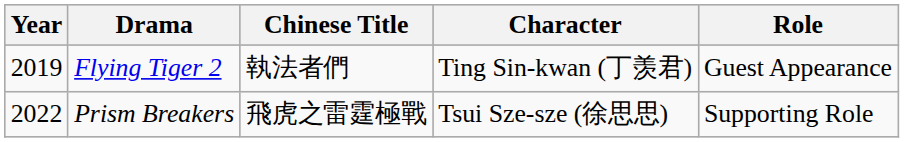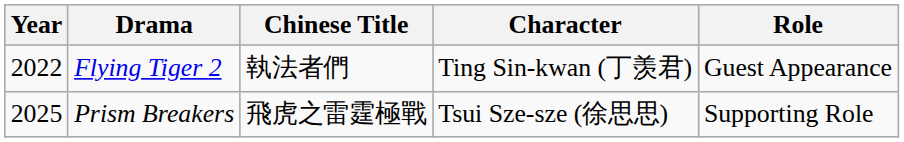(37, 68) 2019 -> (37, 68) 2022
(37, 113) 2022 -> (37, 113) 2025
